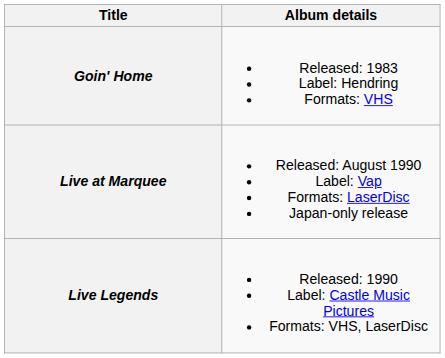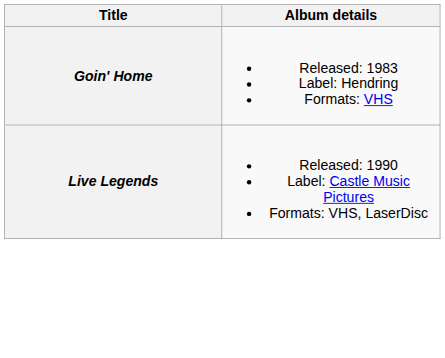- row: (113, 181)
